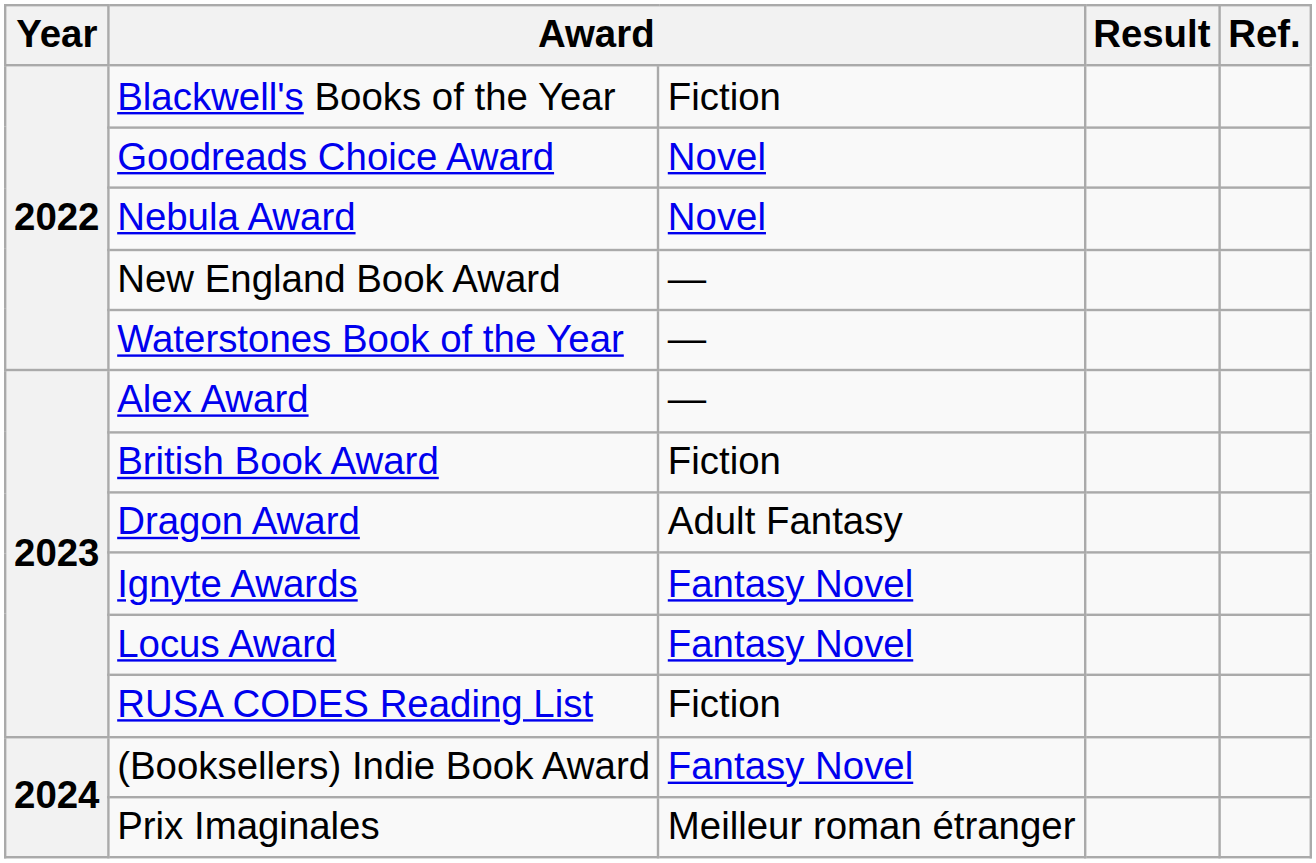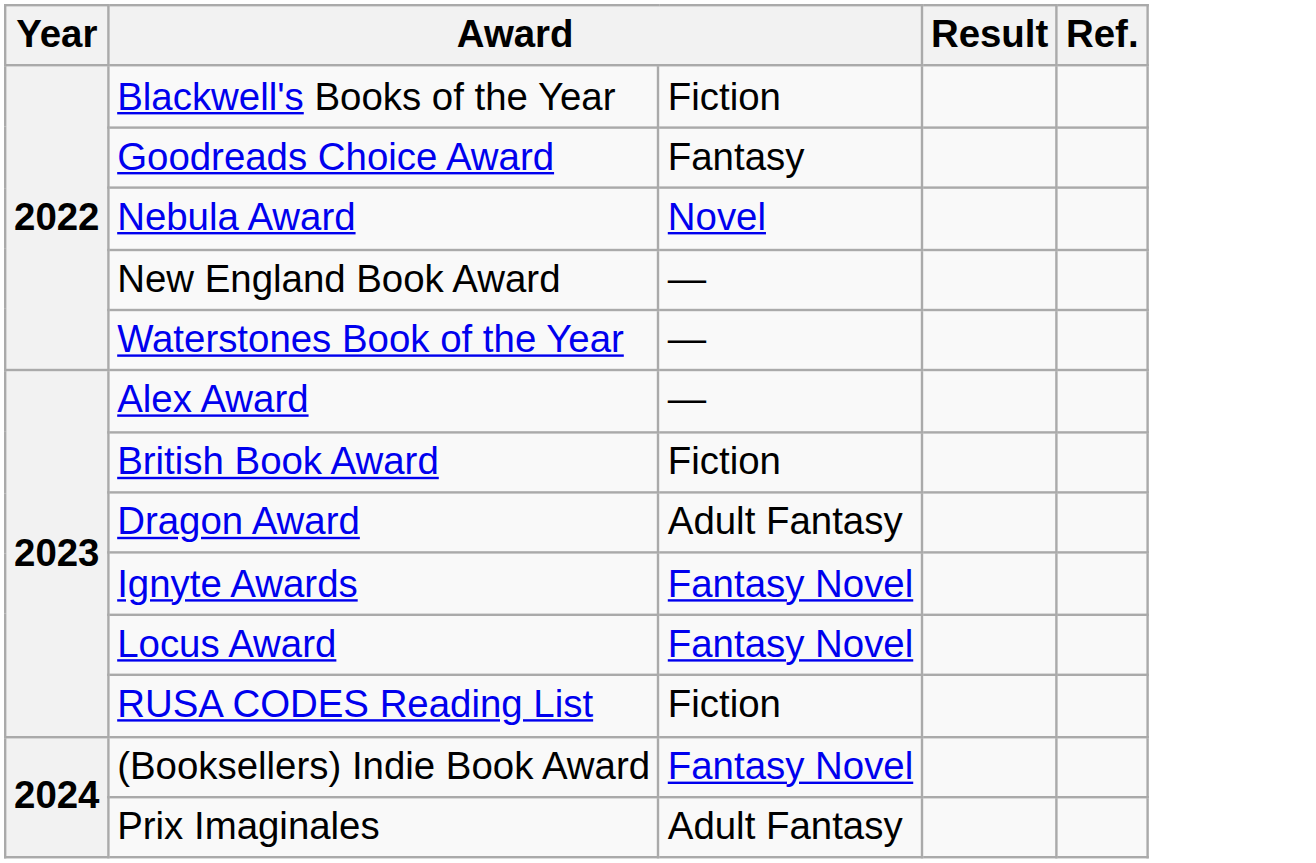(717, 156) Novel -> (736, 156) Fantasy
(872, 826) Meilleur roman étranger -> (785, 826) Adult Fantasy
